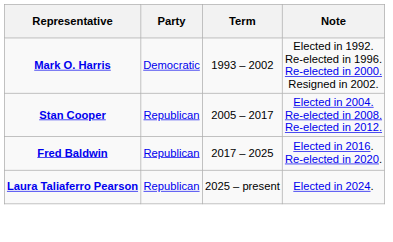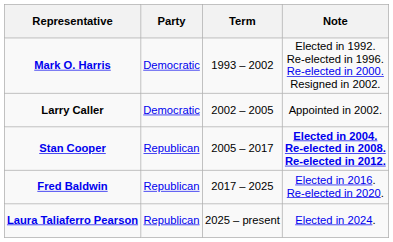+ row: (72, 110)
(333, 115) normal -> (335, 148) bold
